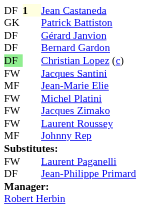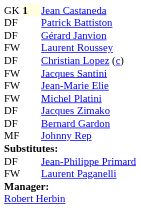(11, 10) DF -> (12, 10) GK
(12, 22) GK -> (11, 22) DF
rows swapped: (76, 48) <-> (77, 123)
(11, 60) lightgreen background -> (11, 60) no background
(12, 85) MF -> (12, 85) FW
(12, 111) FW -> (11, 111) DF
rows swapped: (89, 173) <-> (79, 161)
